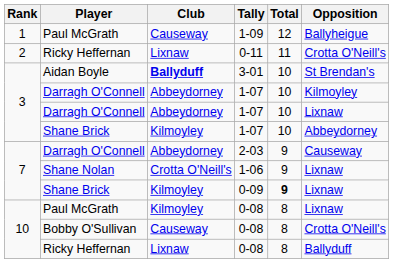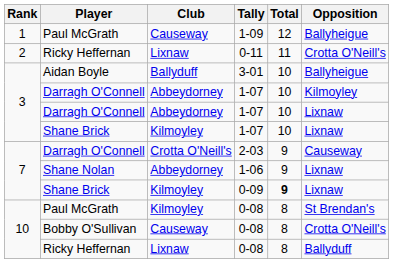(177, 72) bold -> (174, 72) normal
(340, 72) St Brendan's -> (336, 72) Ballyheigue
(341, 131) Abbeydorney -> (324, 131) Lixnaw
(187, 151) Abbeydorney -> (191, 151) Crotta O'Neill's
(191, 170) Crotta O'Neill's -> (187, 170) Abbeydorney
(324, 209) Lixnaw -> (340, 209) St Brendan's
